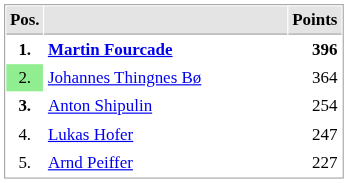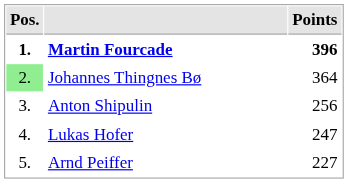(25, 105) bold -> (25, 105) normal
(325, 105) 254 -> (325, 105) 256
